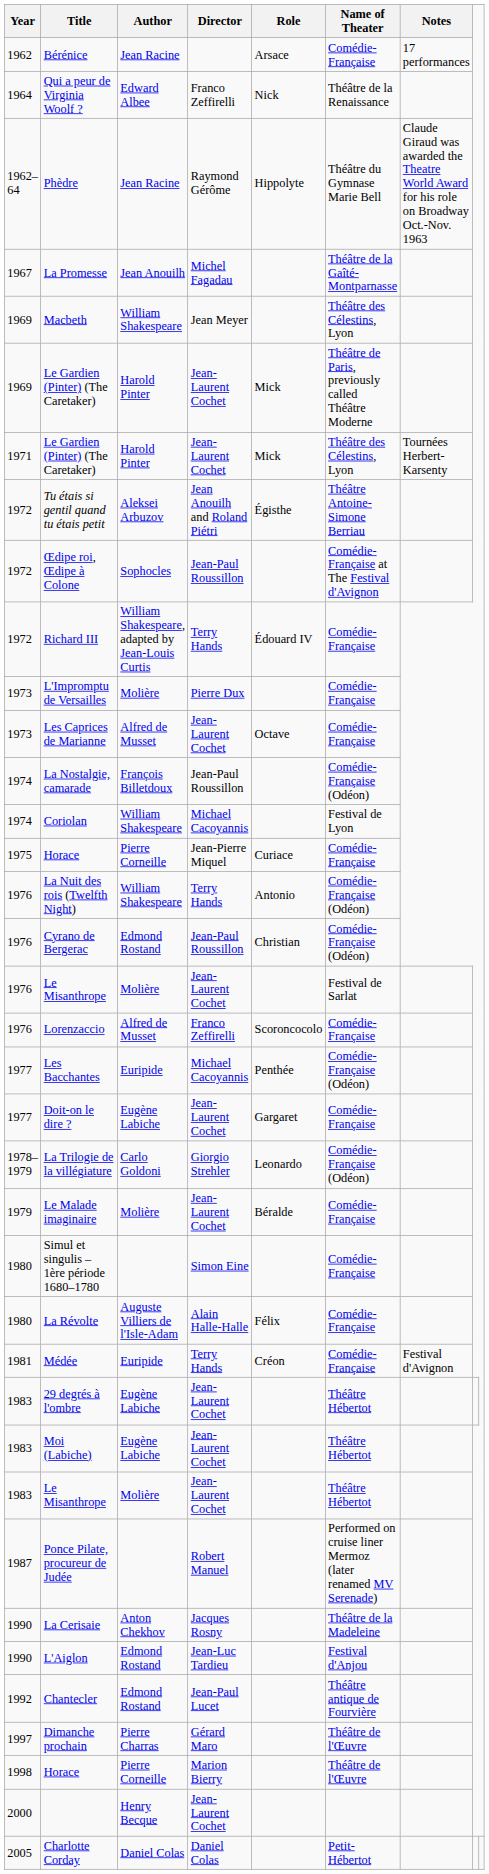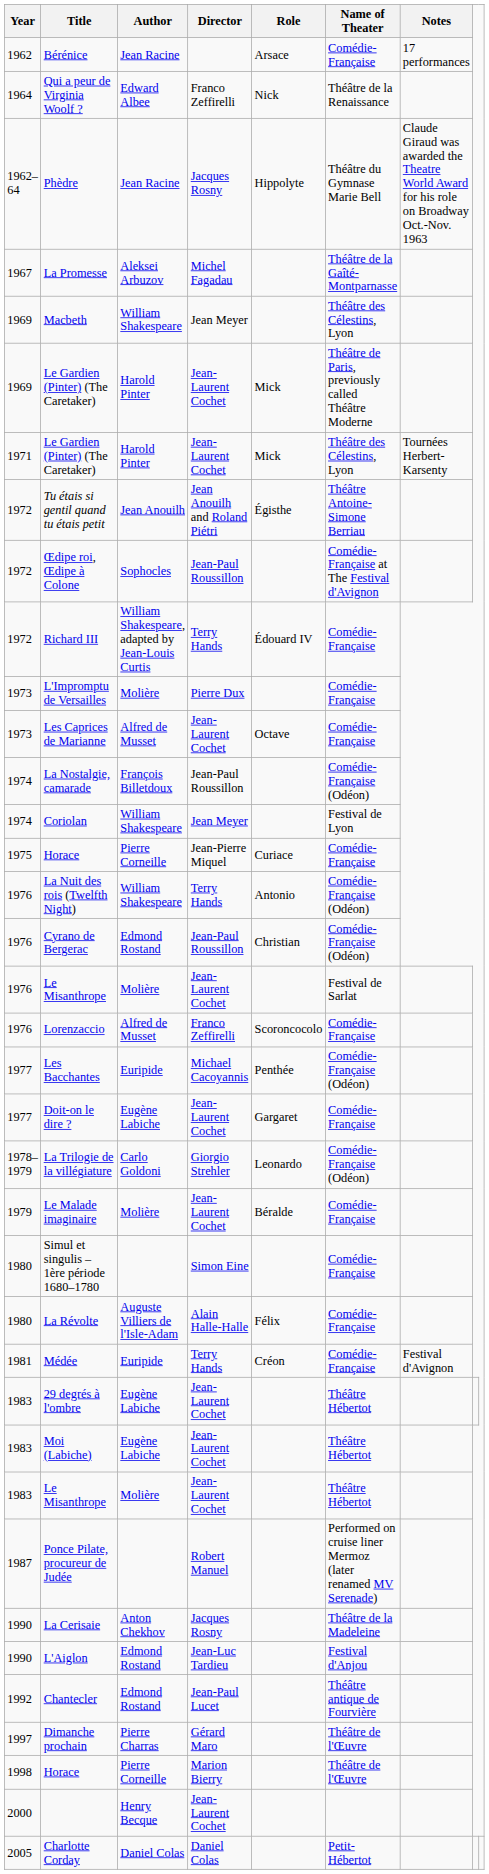(215, 183) Raymond Gérôme -> (210, 183) Jacques Rosny
(153, 272) Jean Anouilh -> (142, 272) Aleksei Arbuzov
(142, 510) Aleksei Arbuzov -> (153, 510) Jean Anouilh
(220, 821) Michael Cacoyannis -> (219, 821) Jean Meyer
